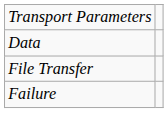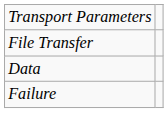rows swapped: (51, 68) <-> (24, 42)
